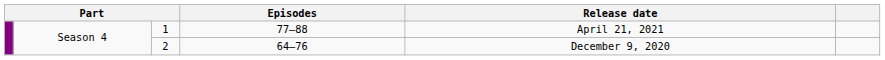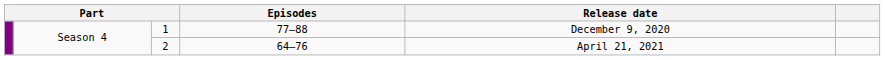(620, 30) April 21, 2021 -> (620, 30) December 9, 2020
(620, 46) December 9, 2020 -> (620, 46) April 21, 2021
